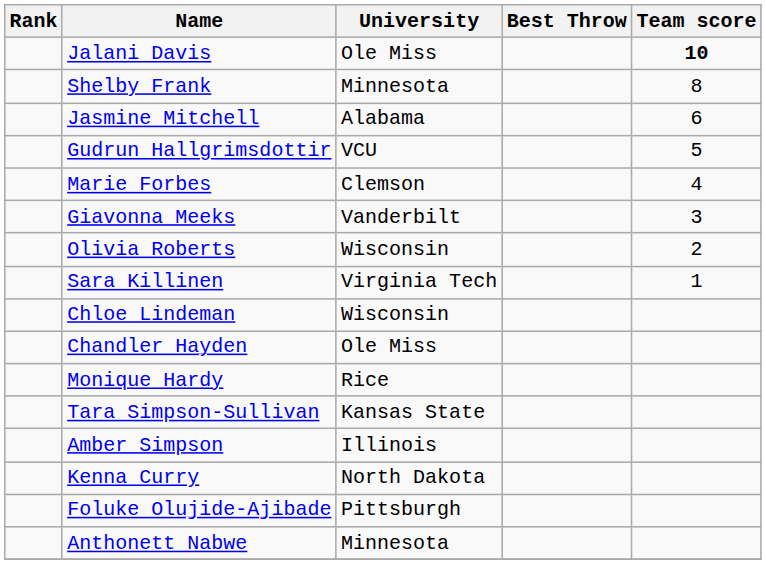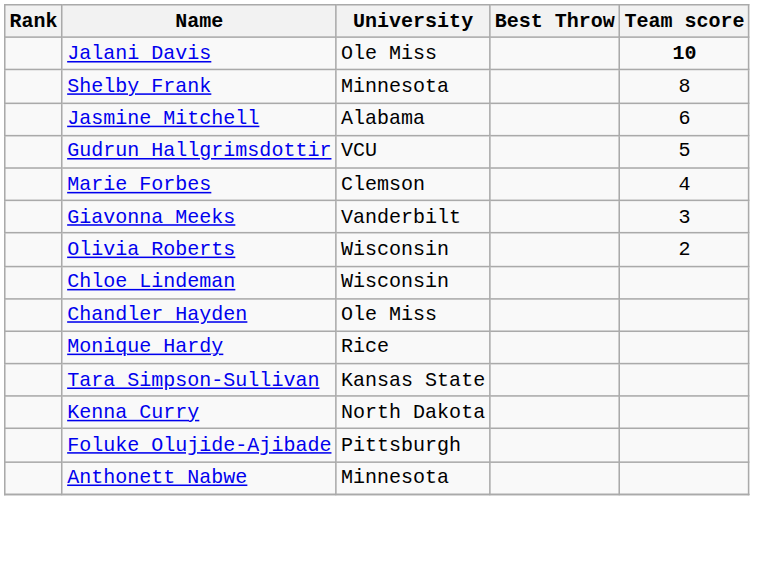- row: (145, 282)
- row: (145, 445)
